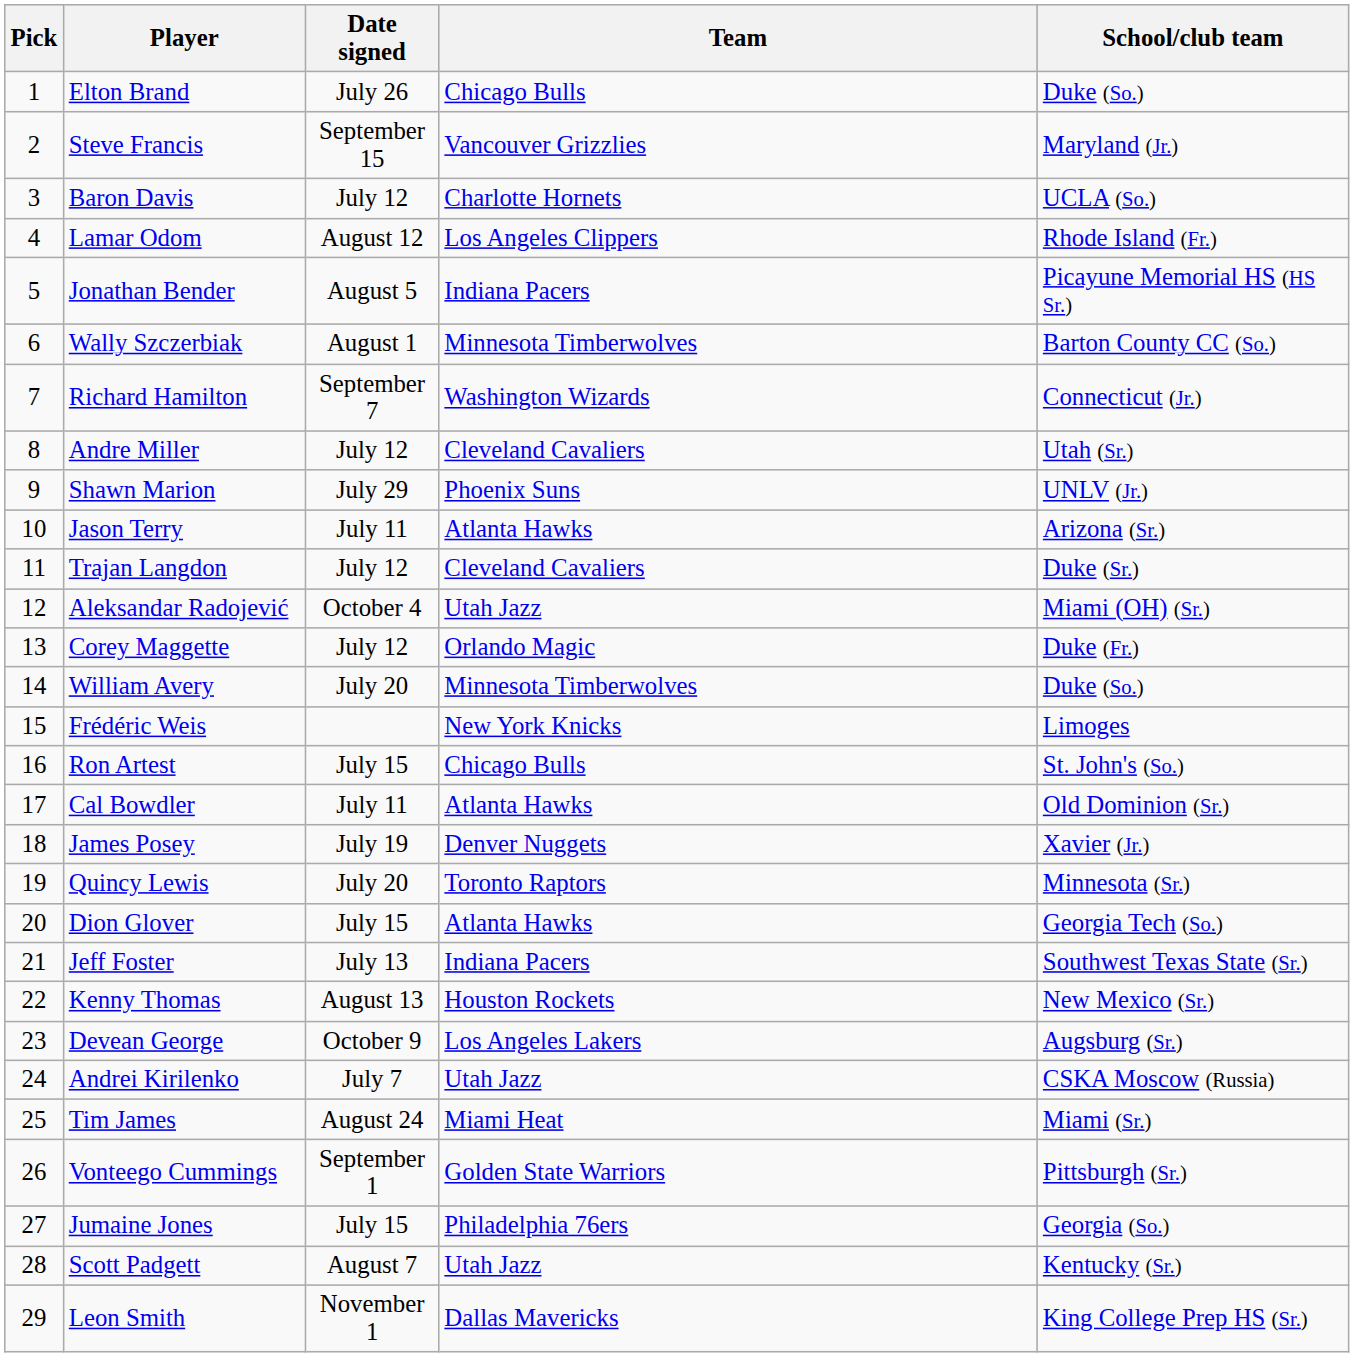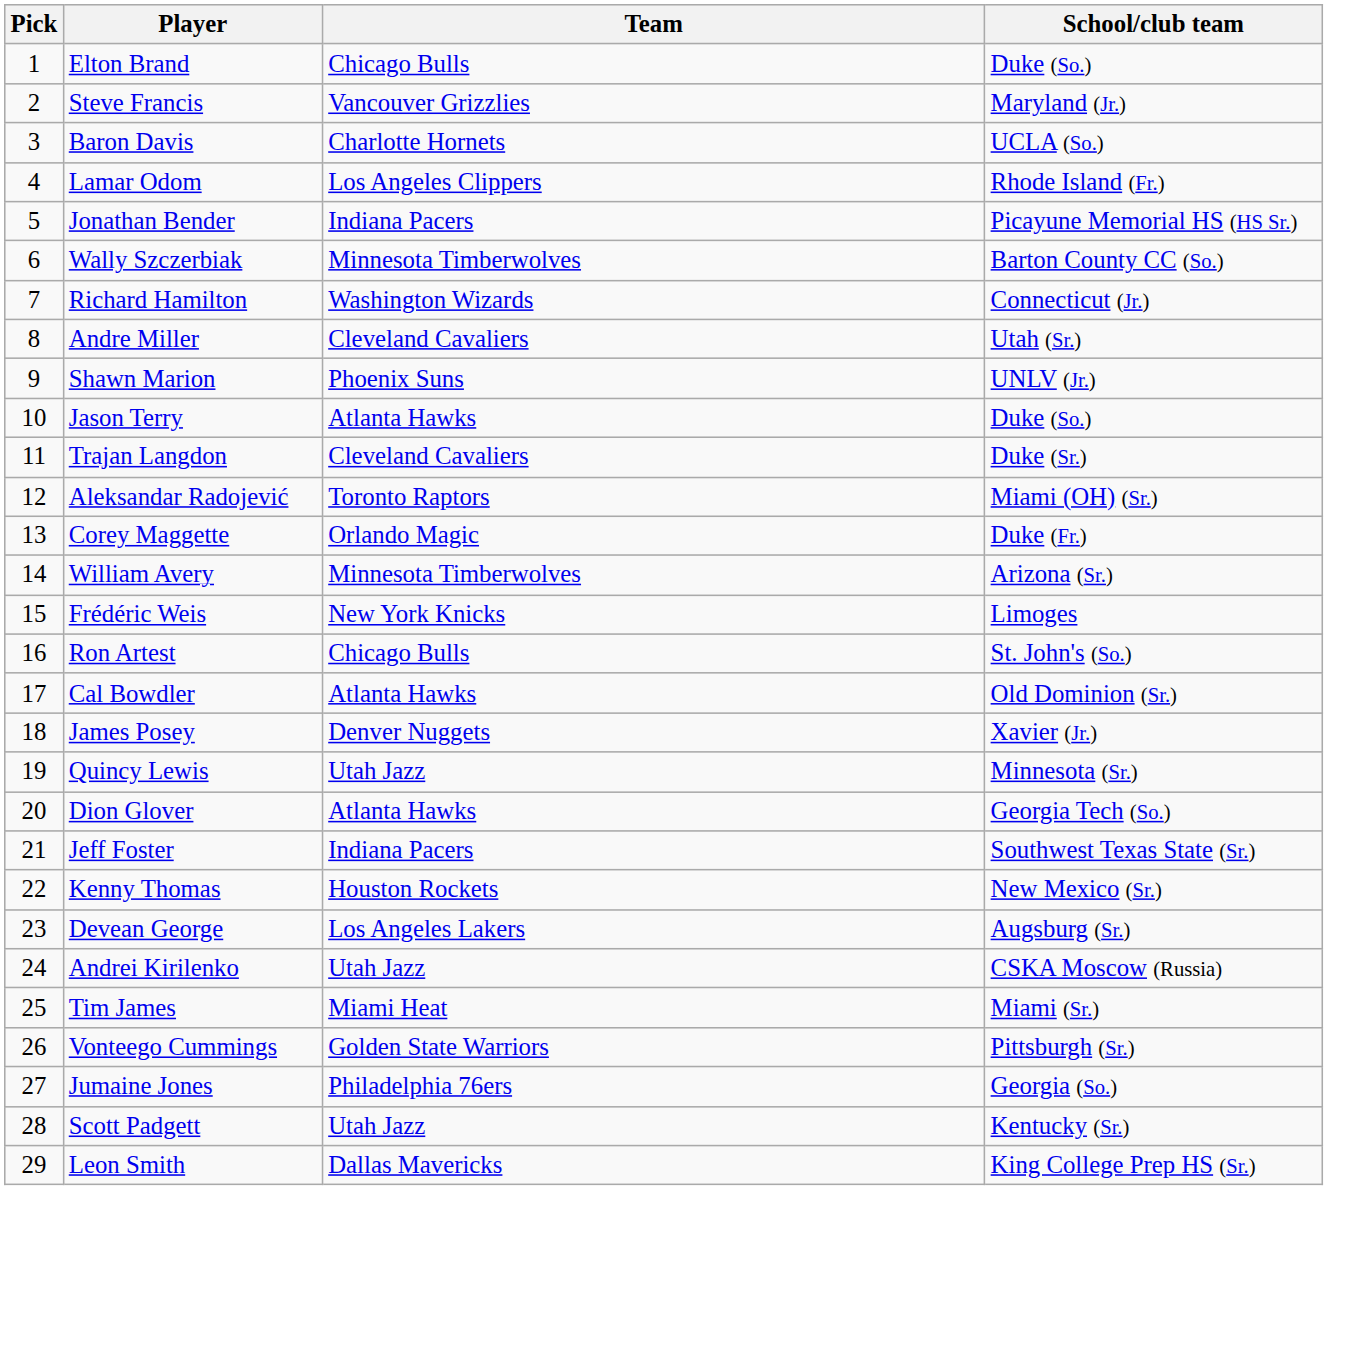- column: (372, 38)
(1104, 529) Arizona (Sr.) -> (1041, 417) Duke (So.)
(493, 607) Utah Jazz -> (409, 496) Toronto Raptors
(1093, 686) Duke (So.) -> (1052, 574) Arizona (Sr.)
(525, 883) Toronto Raptors -> (377, 771) Utah Jazz
